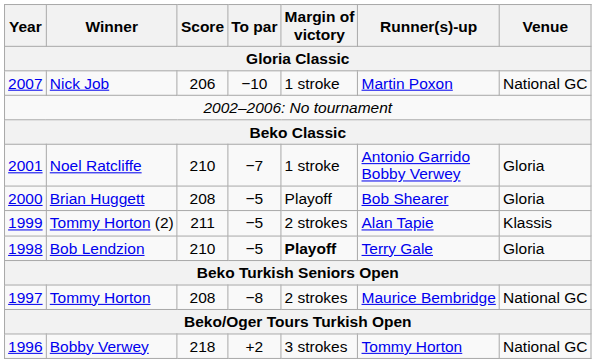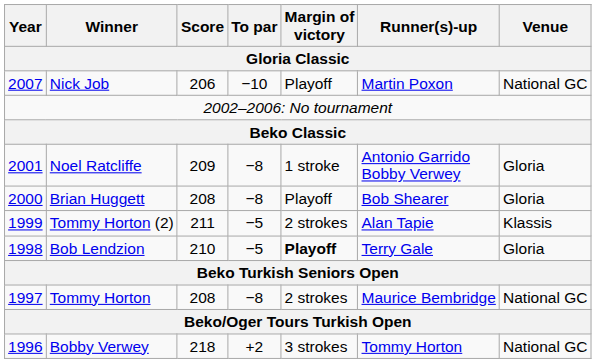(312, 83) 1 stroke -> (308, 83) Playoff
(202, 166) 210 -> (202, 166) 209
(254, 166) −7 -> (254, 166) −8
(254, 199) −5 -> (254, 199) −8
